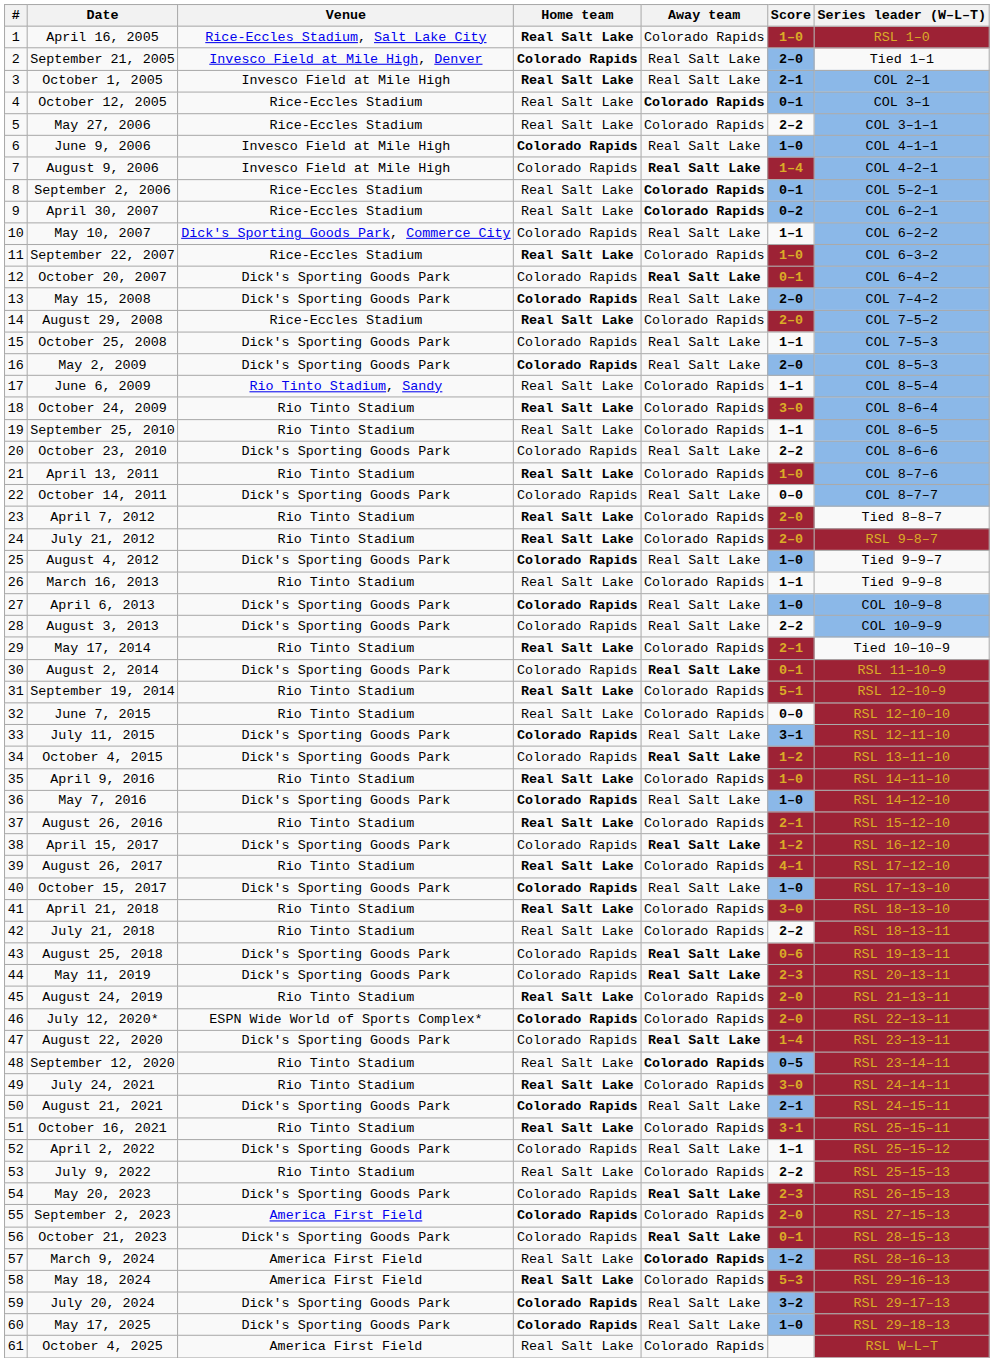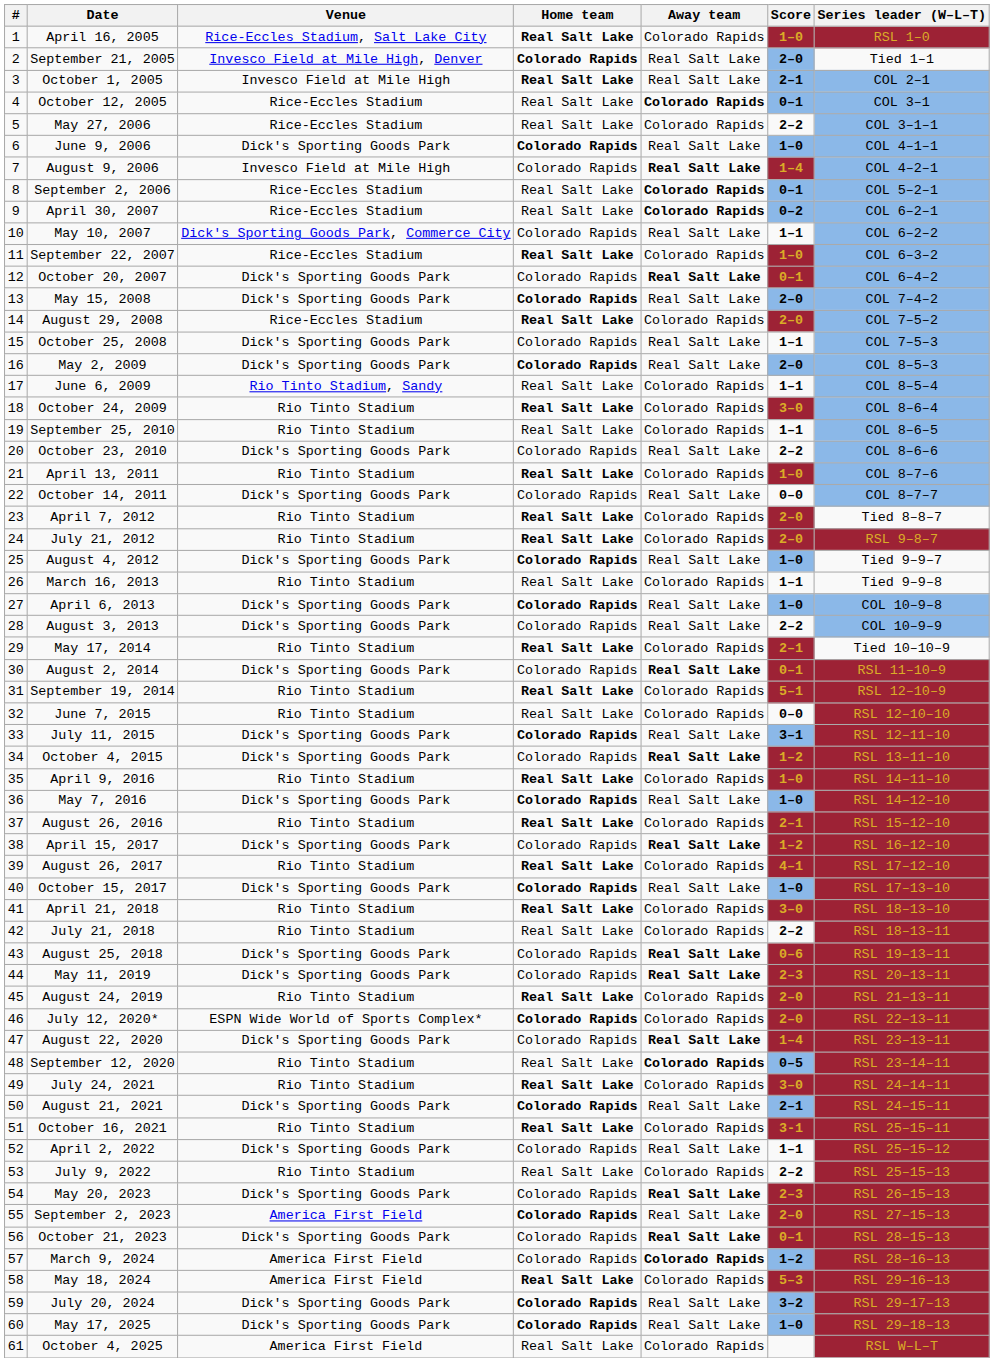(346, 146) Invesco Field at Mile High -> (346, 146) Dick's Sporting Goods Park
(704, 1216) Colorado Rapids -> (704, 1216) Real Salt Lake
(577, 1259) Real Salt Lake -> (577, 1259) Colorado Rapids
